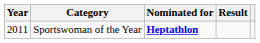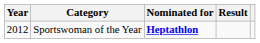(18, 30) 2011 -> (18, 30) 2012
